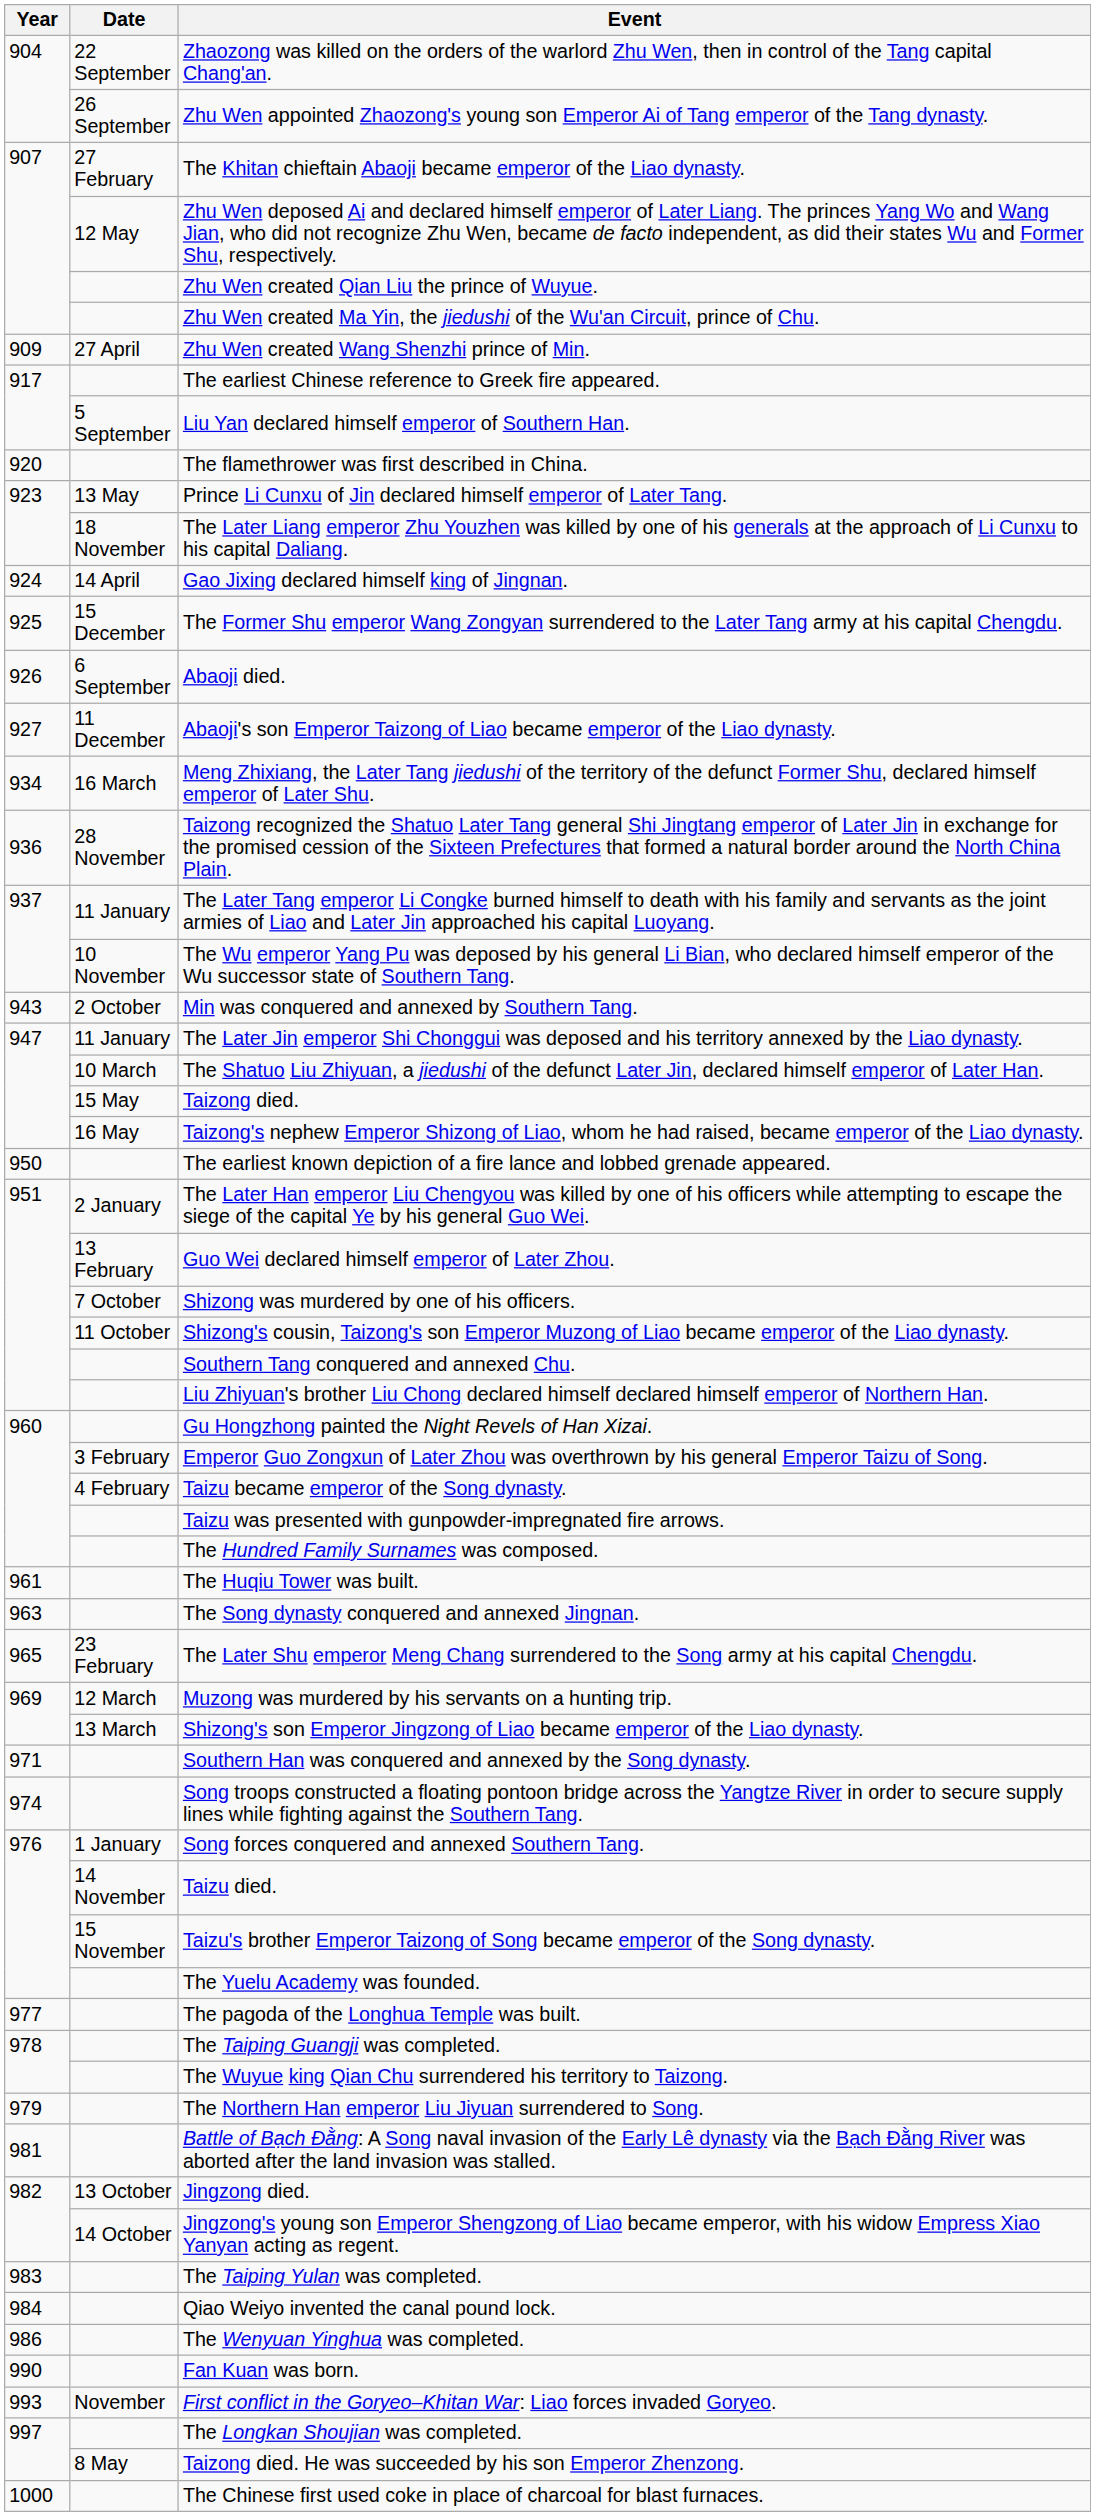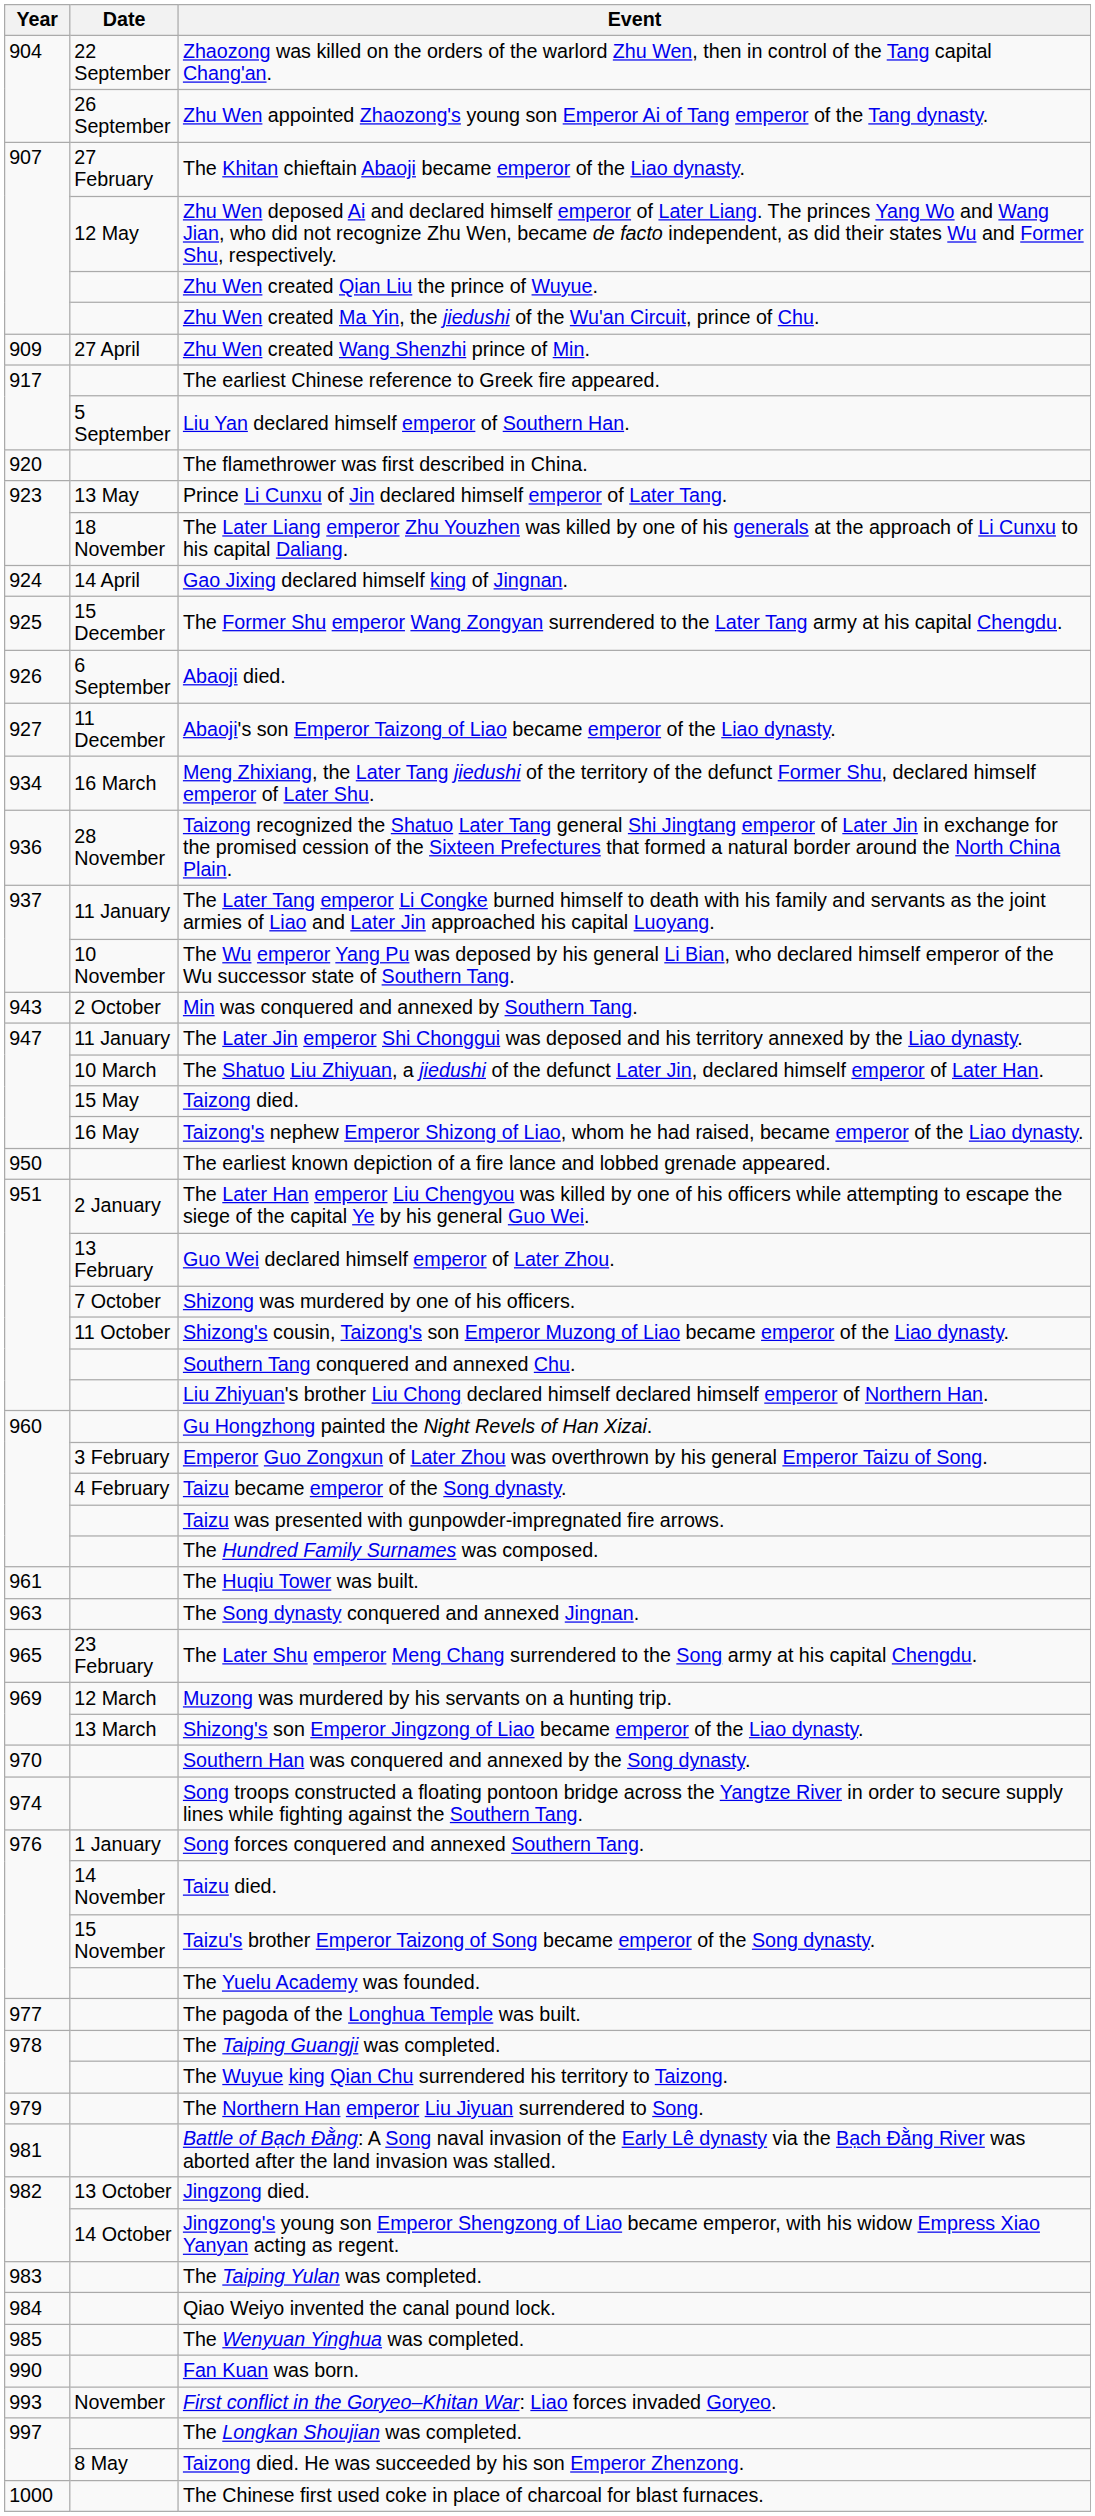(26, 1760) 971 -> (26, 1760) 970
(26, 2339) 986 -> (26, 2339) 985
